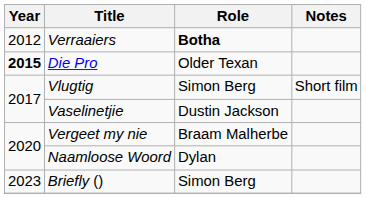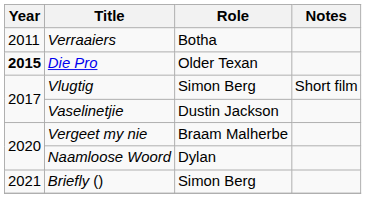(24, 39) 2012 -> (24, 39) 2011
(199, 39) bold -> (197, 39) normal
(24, 181) 2023 -> (24, 181) 2021
